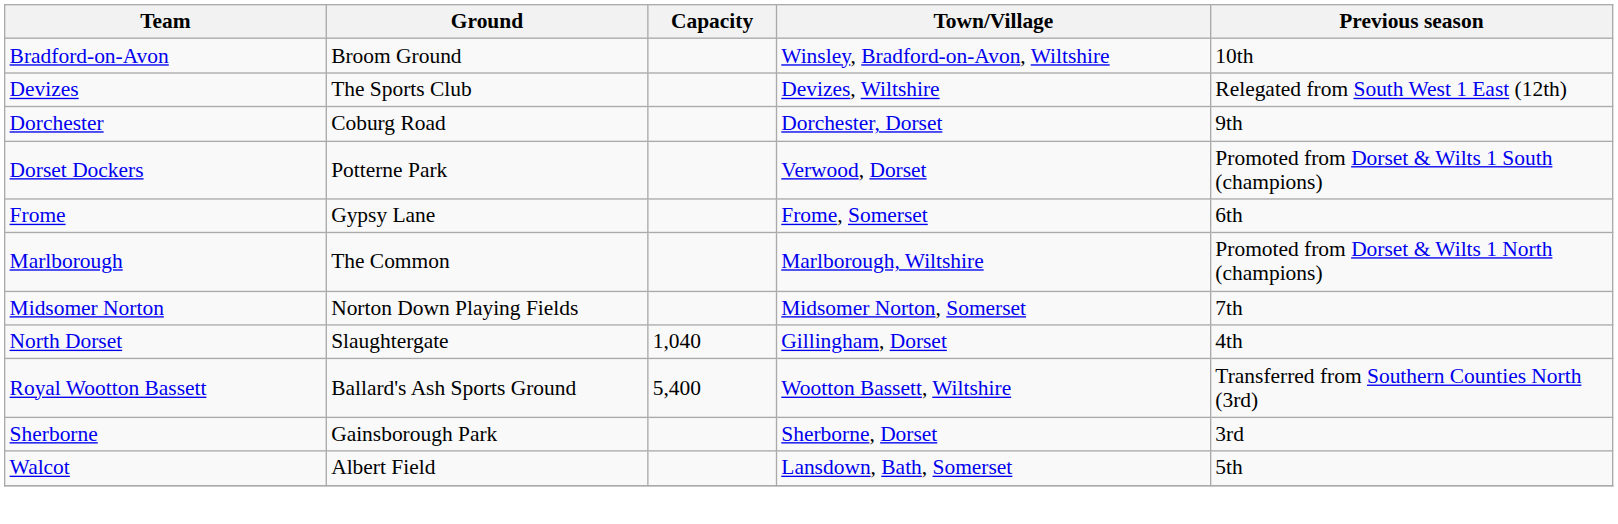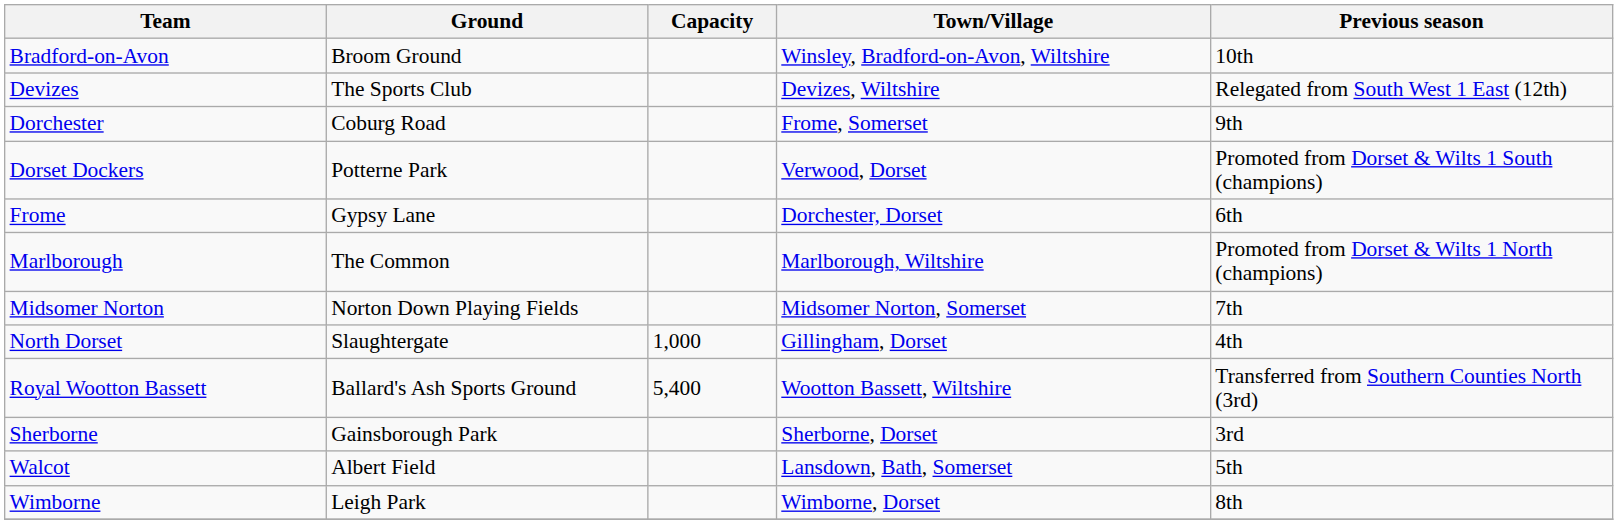(862, 123) Dorchester, Dorset -> (855, 123) Frome, Somerset
(855, 215) Frome, Somerset -> (862, 215) Dorchester, Dorset
(677, 341) 1,040 -> (677, 341) 1,000
+ row: (55, 501)
